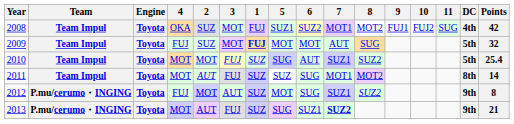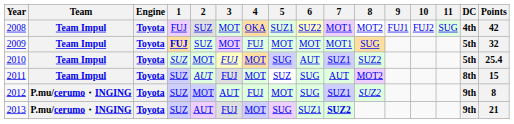columns swapped: (257, 12) <-> (180, 12)
(339, 43) AUT -> (339, 43) MOT1
(339, 75) MOT1 -> (339, 75) AUT
(494, 75) 14 -> (494, 75) 15
